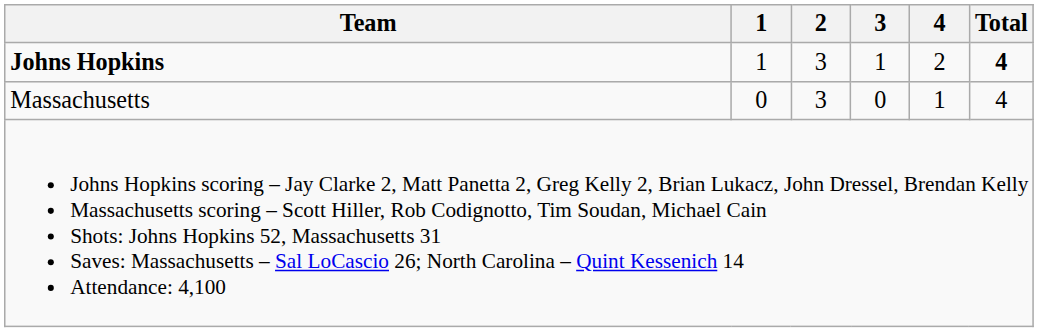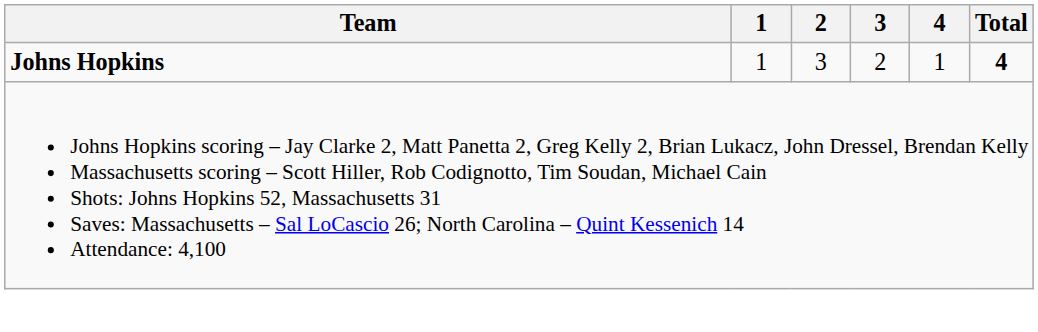(880, 61) 1 -> (880, 61) 2
(940, 61) 2 -> (940, 61) 1
- row: (80, 100)
